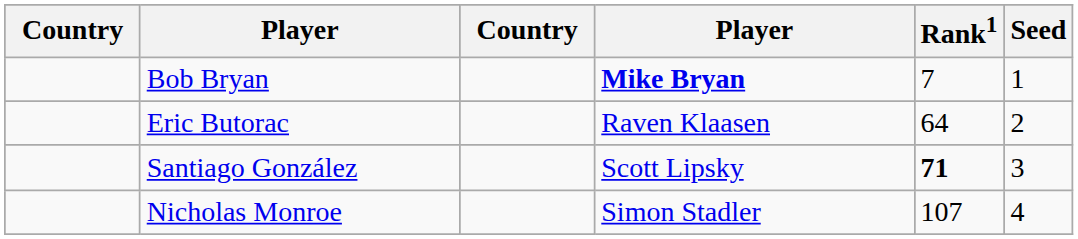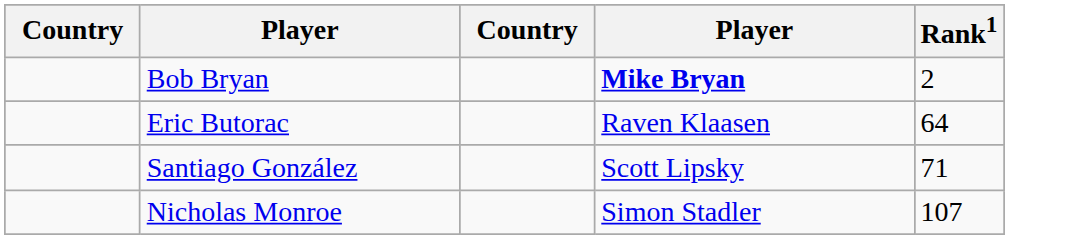- column: (1038, 30)
(927, 78) 7 -> (927, 78) 2
(934, 167) bold -> (934, 167) normal
